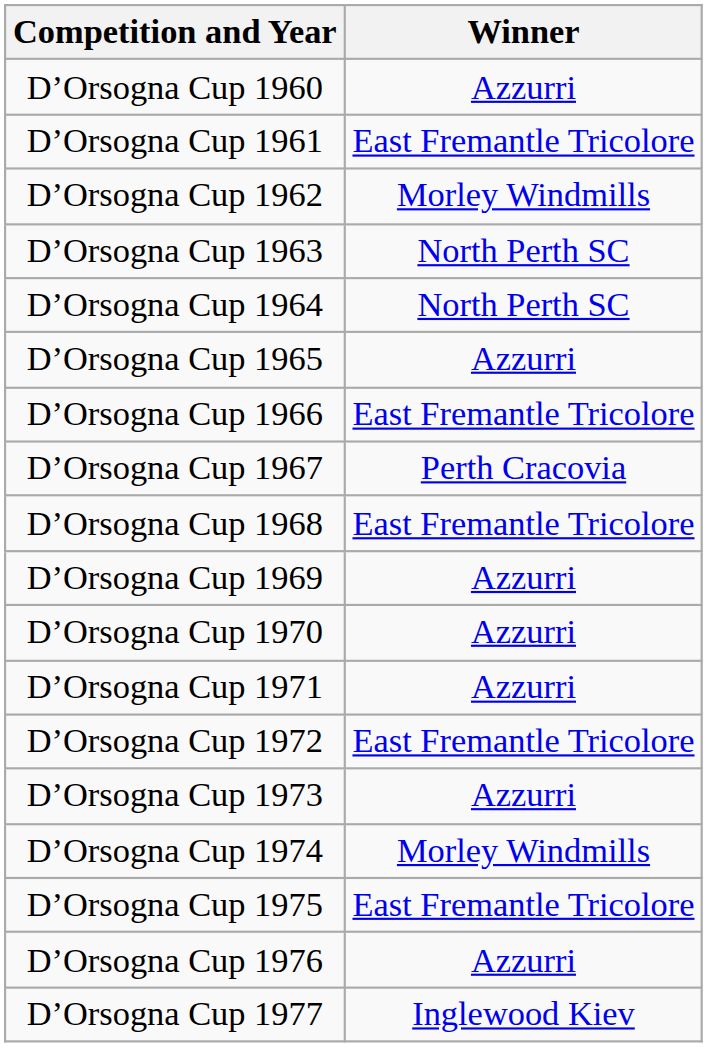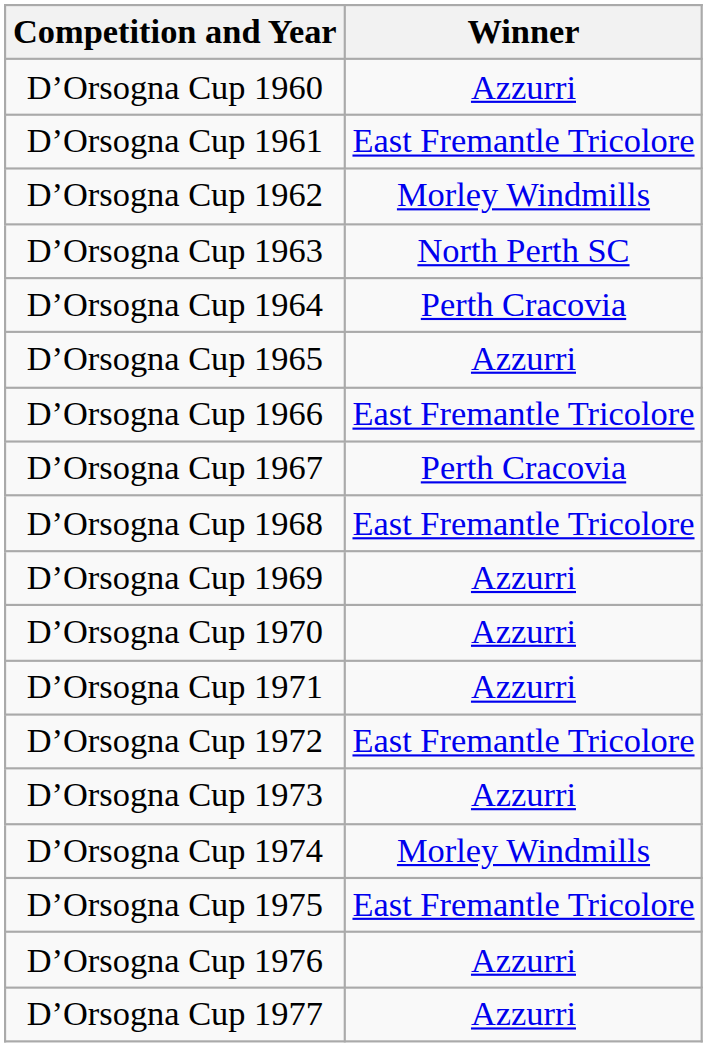(523, 304) North Perth SC -> (523, 304) Perth Cracovia
(523, 1013) Inglewood Kiev -> (523, 1013) Azzurri
